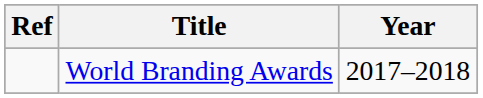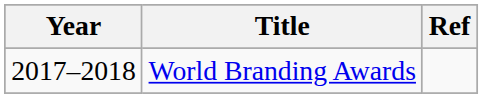columns swapped: (408, 26) <-> (32, 26)
